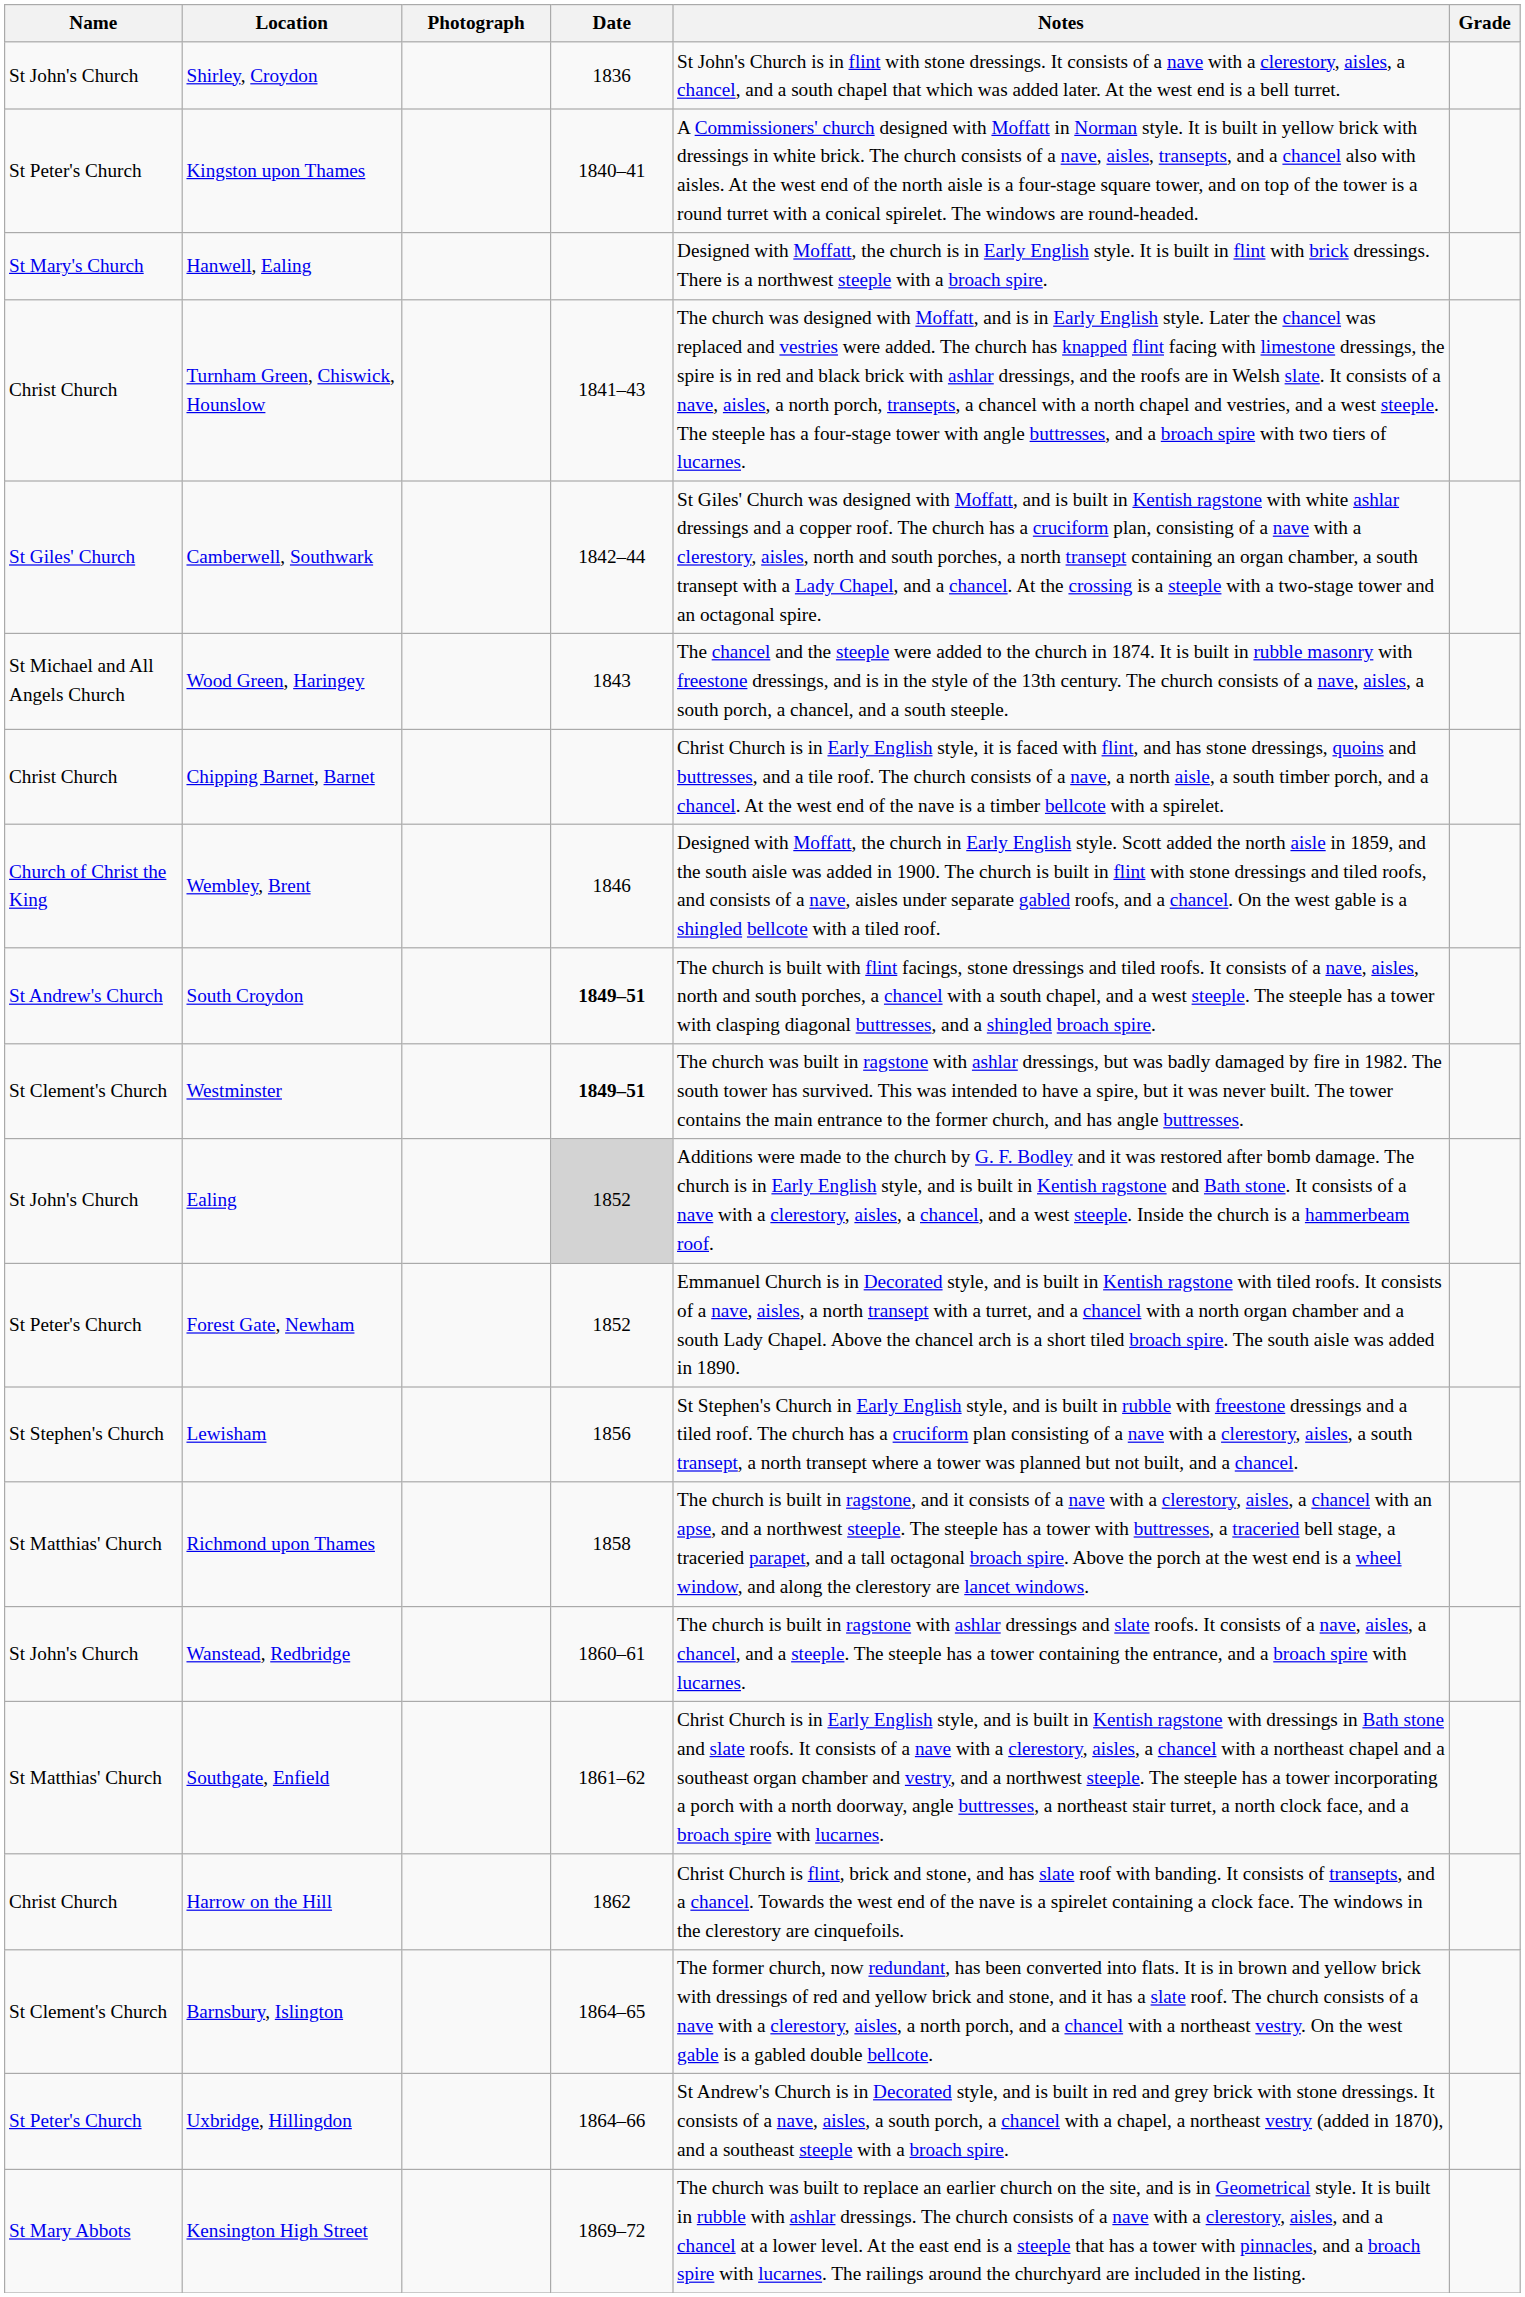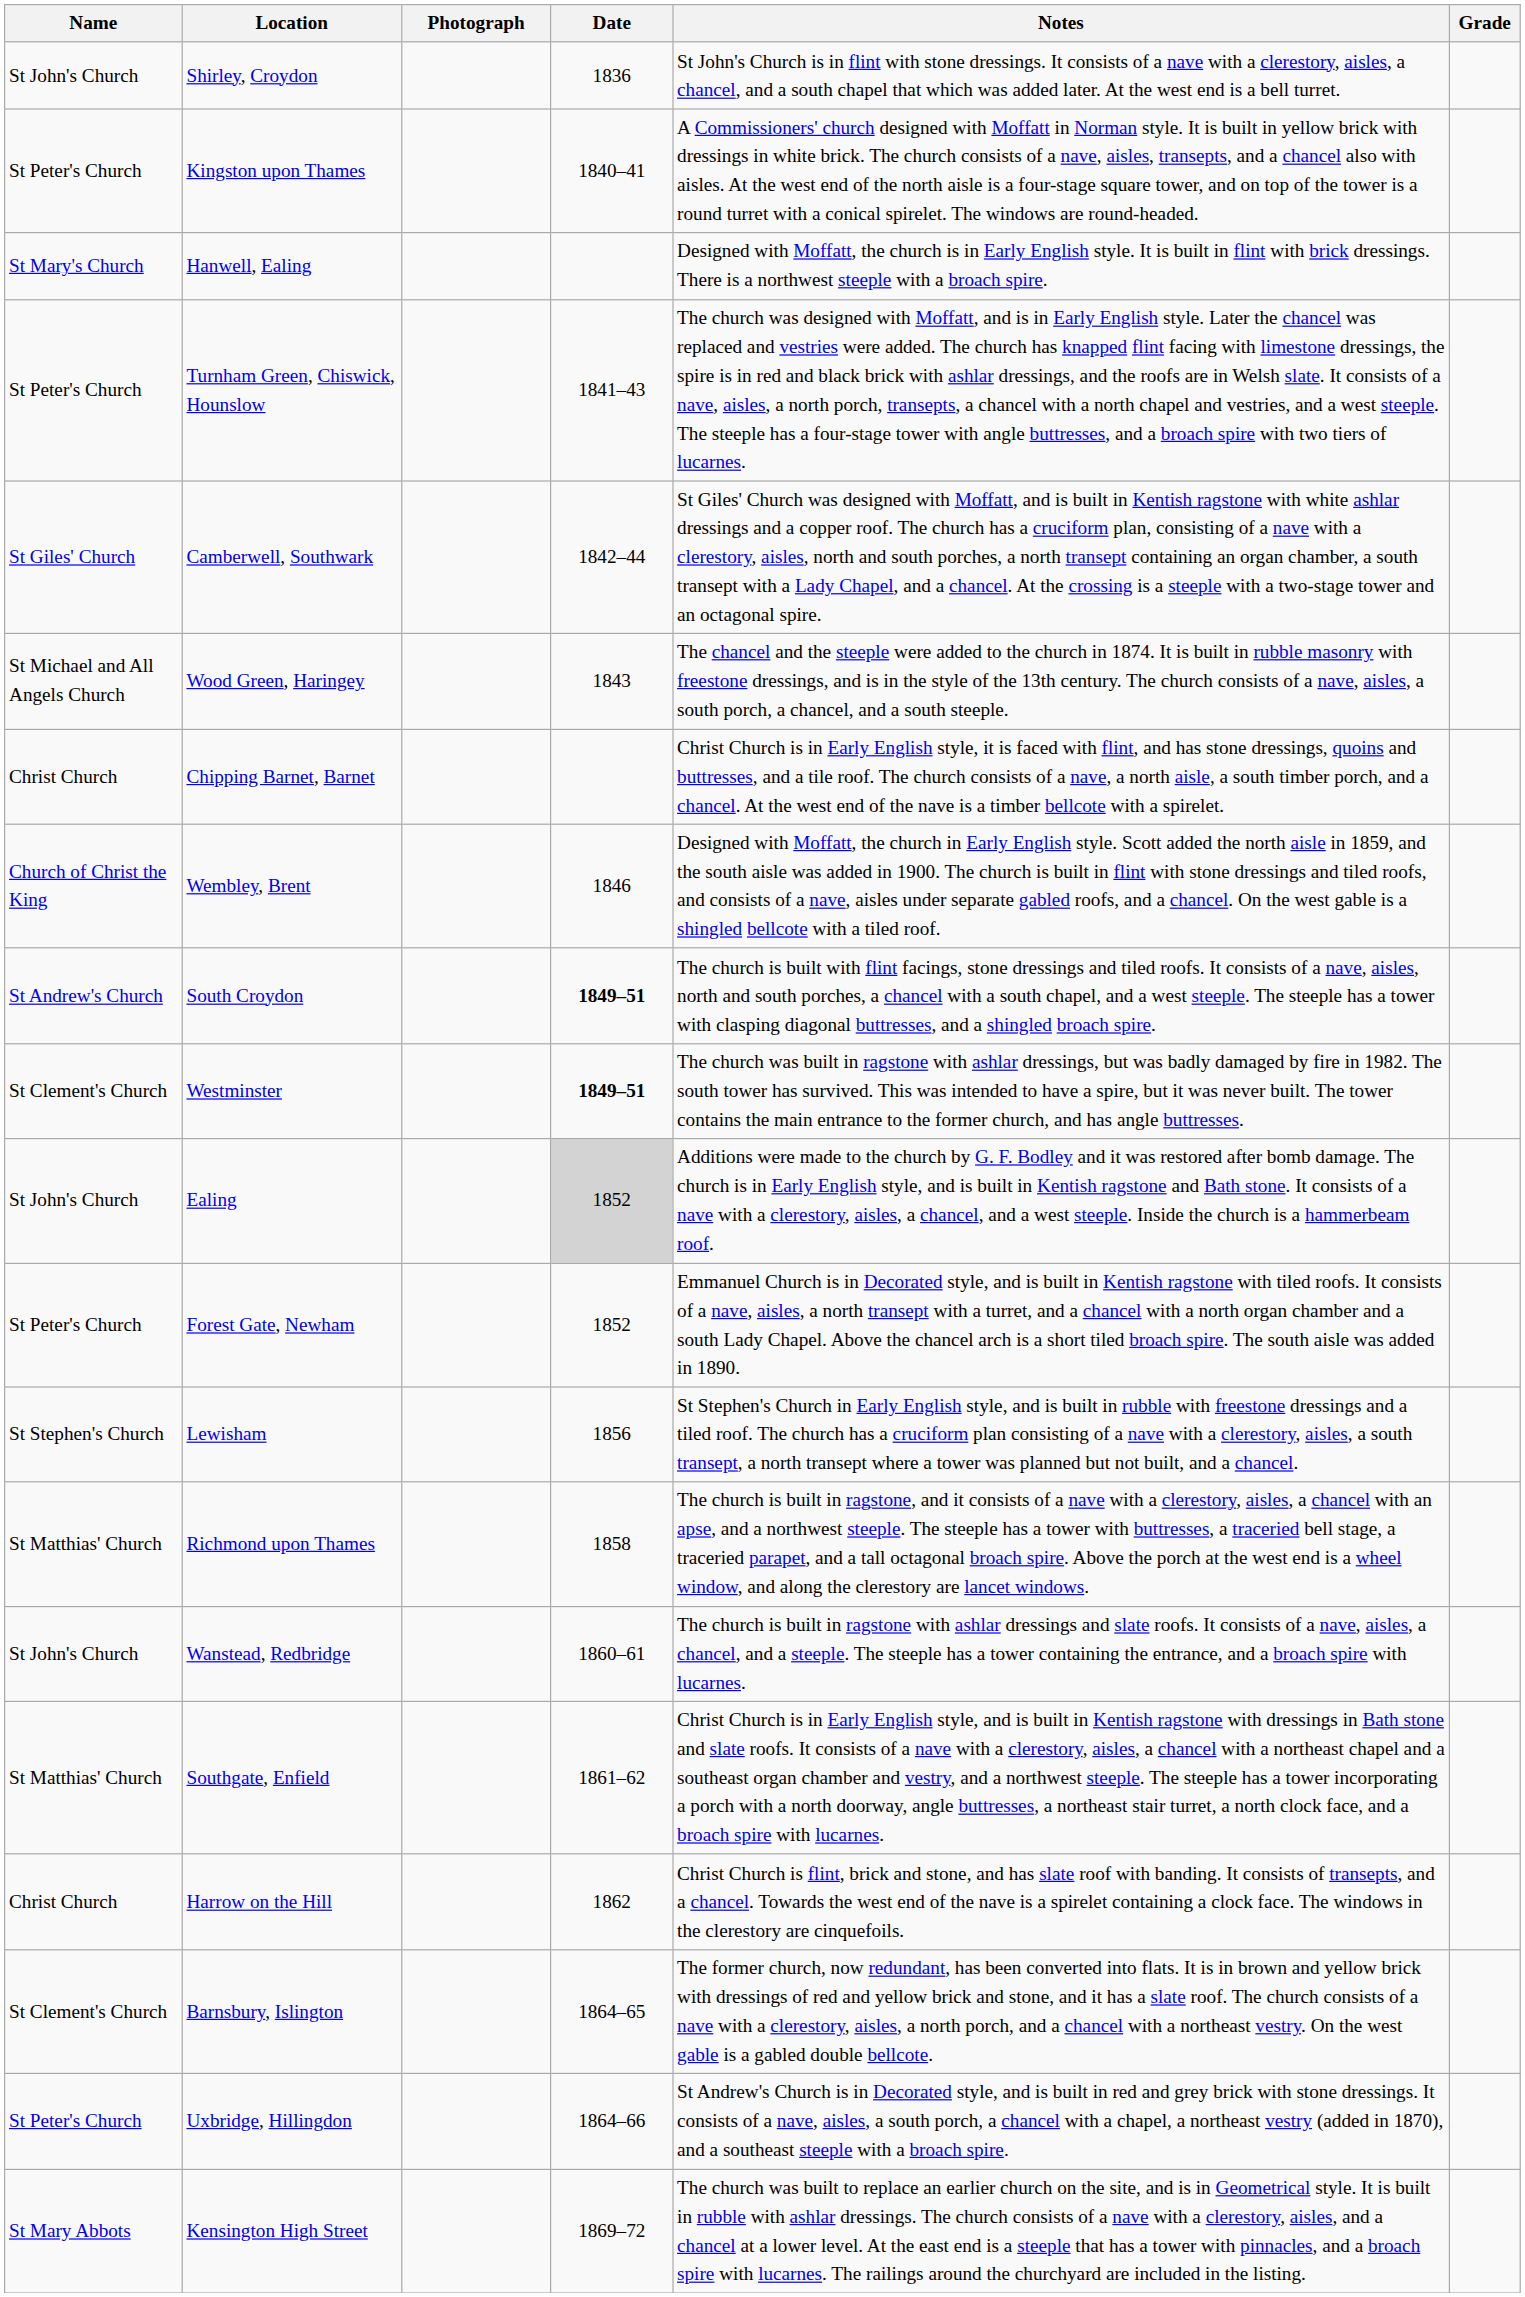(63, 389) Christ Church -> (75, 389) St Peter's Church
